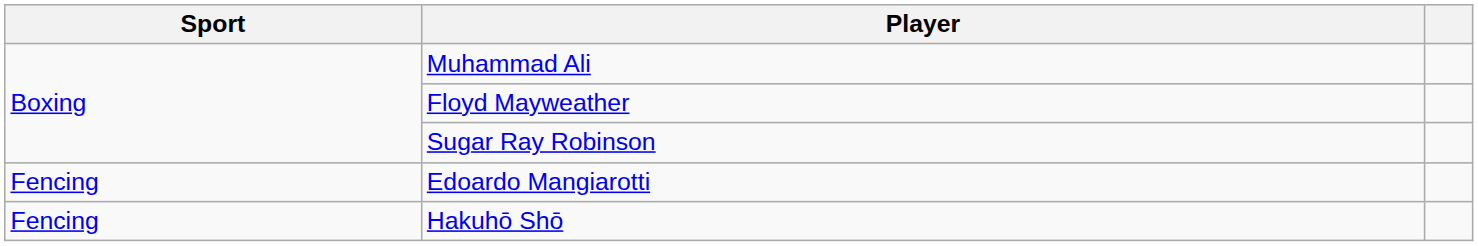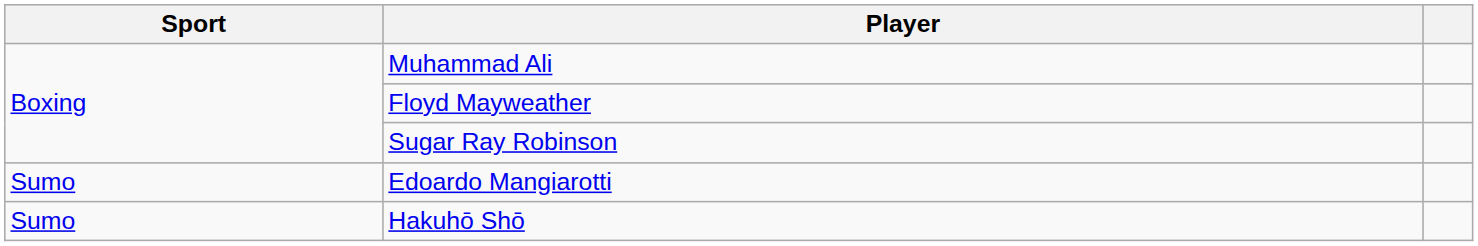(55, 181) Fencing -> (43, 181) Sumo
(55, 220) Fencing -> (43, 220) Sumo
